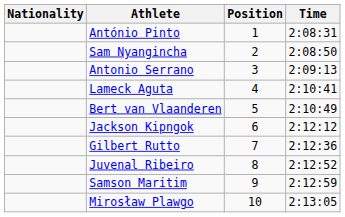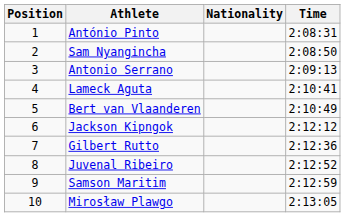columns swapped: (255, 14) <-> (46, 14)
